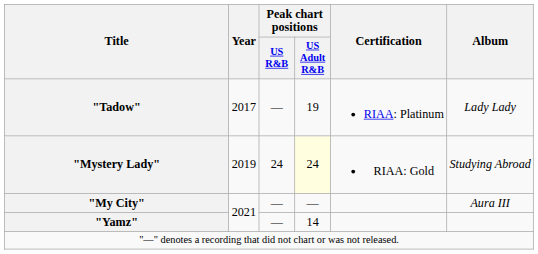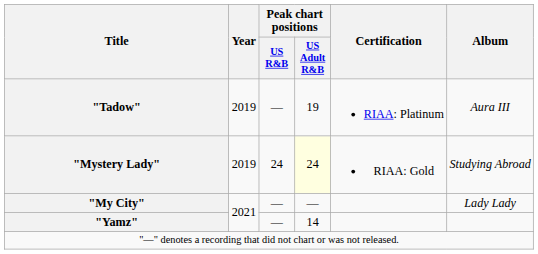(244, 107) 2017 -> (244, 107) 2019
(490, 107) Lady Lady -> (490, 107) Aura III
(490, 203) Aura III -> (490, 203) Lady Lady
